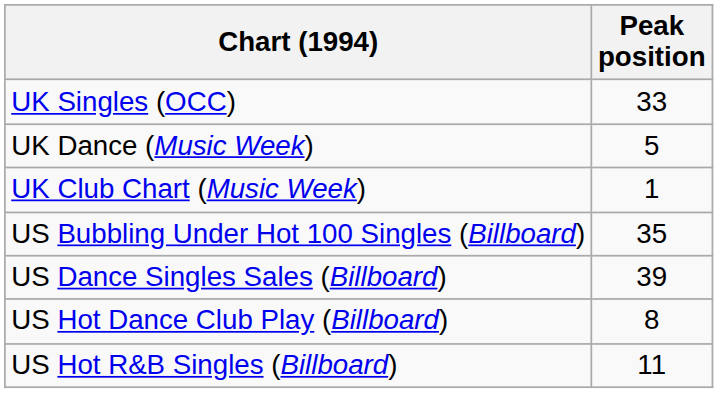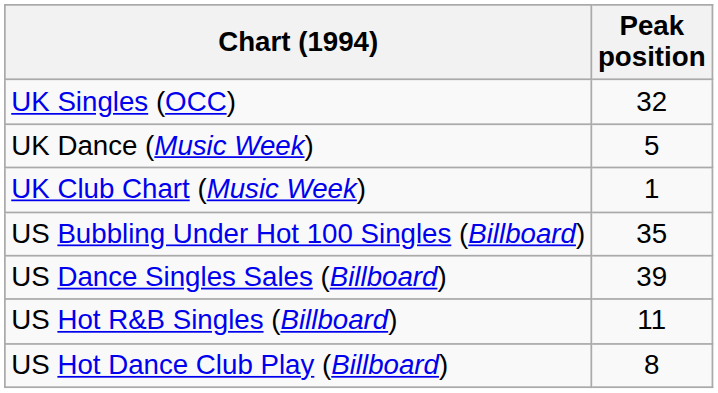(652, 101) 33 -> (652, 101) 32
rows swapped: (230, 320) <-> (204, 364)
